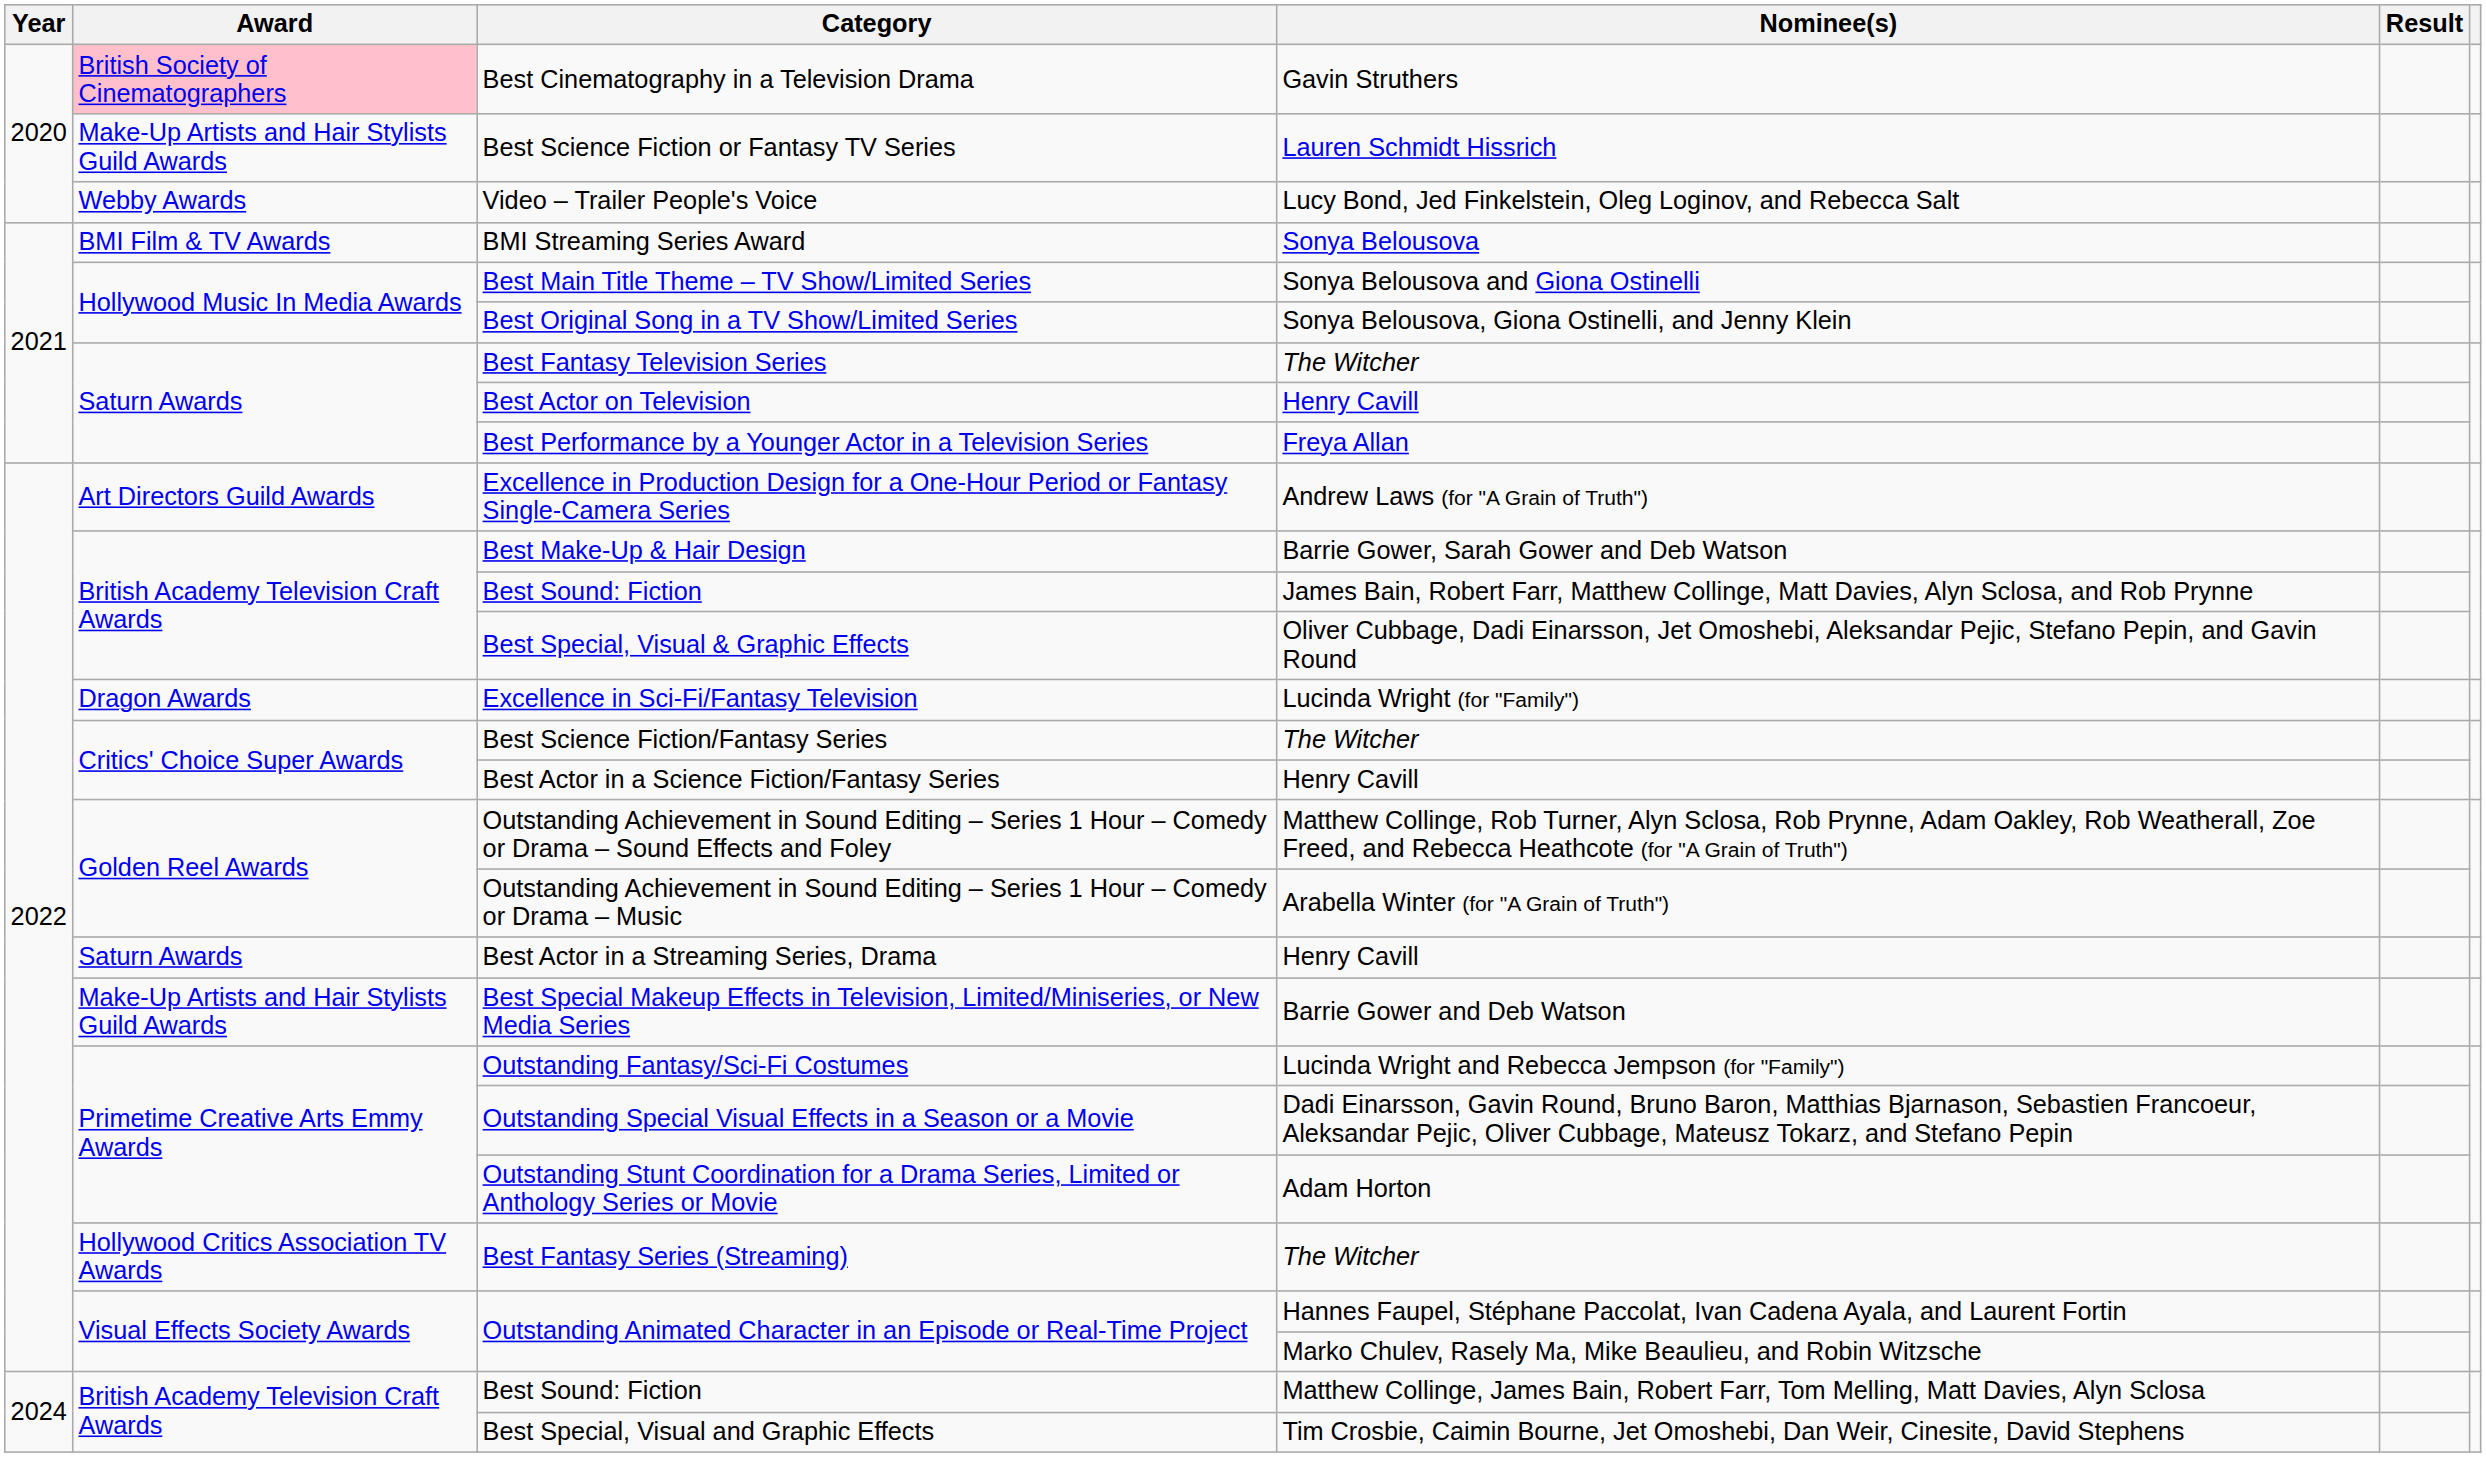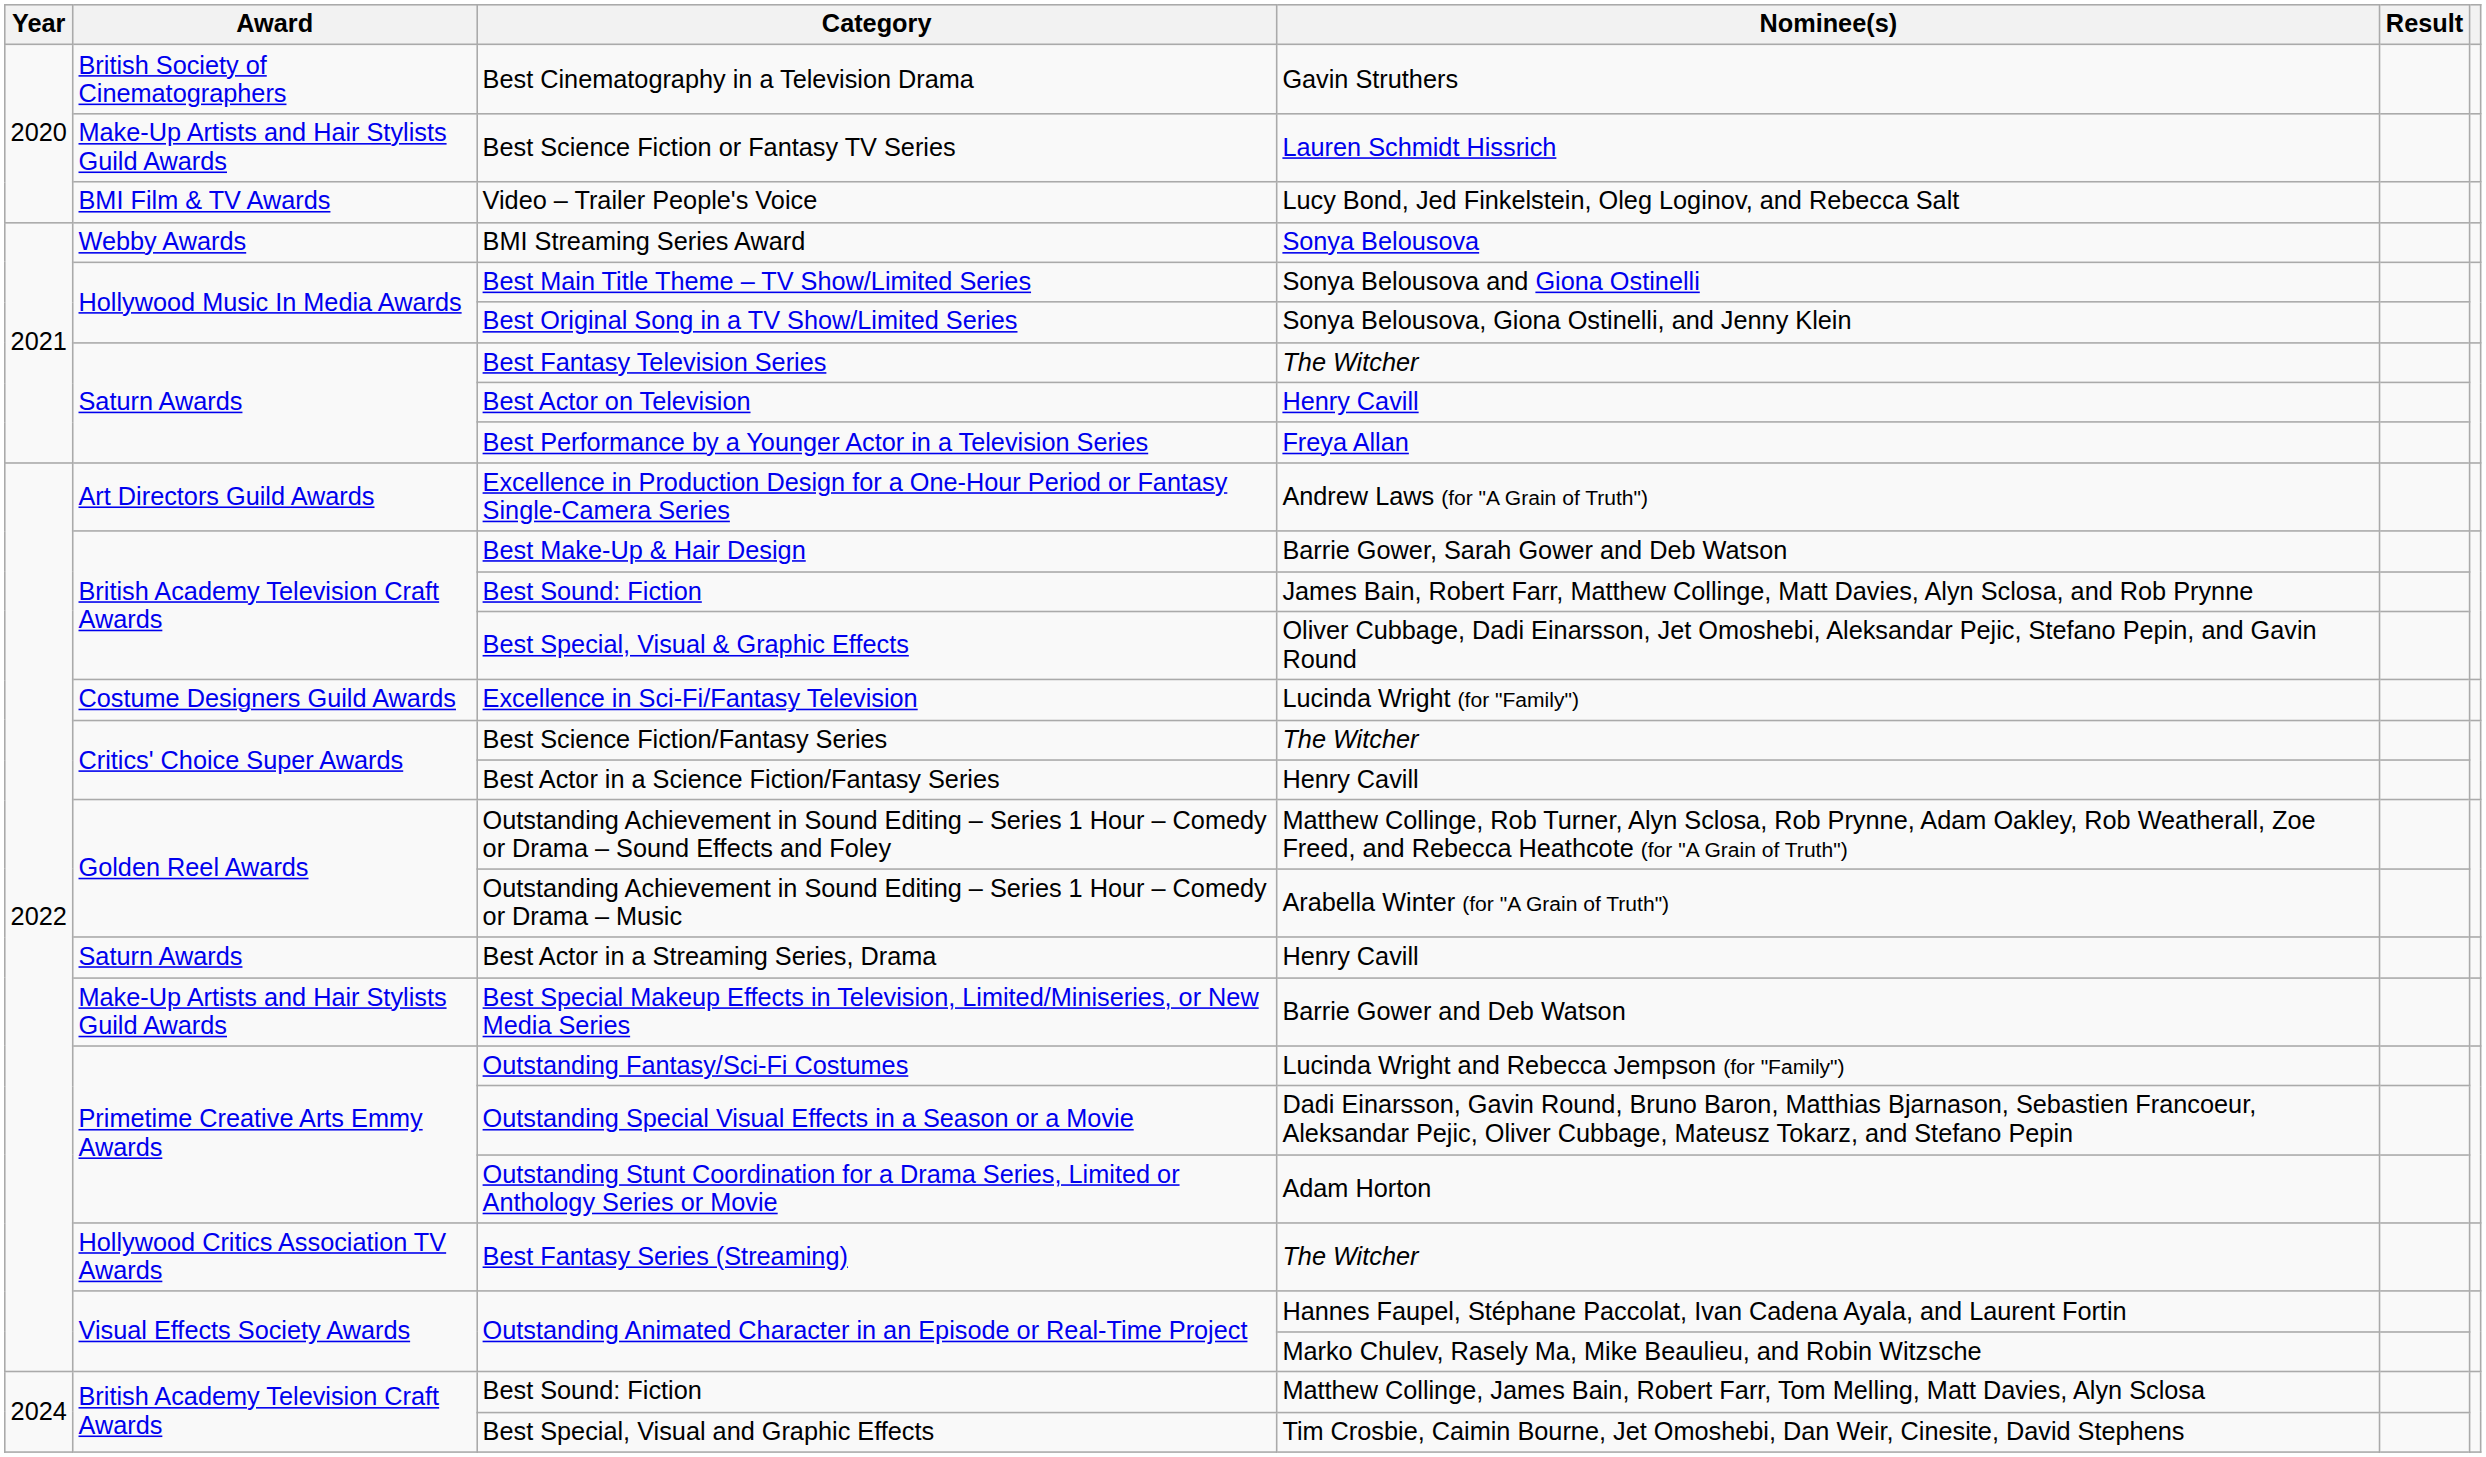(182, 78) pink background -> (182, 78) no background
(162, 201) Webby Awards -> (204, 201) BMI Film & TV Awards
(204, 241) BMI Film & TV Awards -> (162, 241) Webby Awards
(165, 699) Dragon Awards -> (267, 699) Costume Designers Guild Awards
